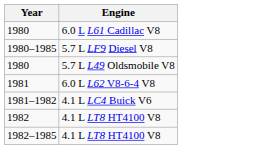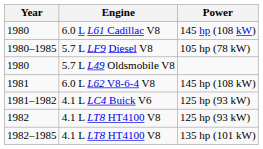+ column: (218, 13)
